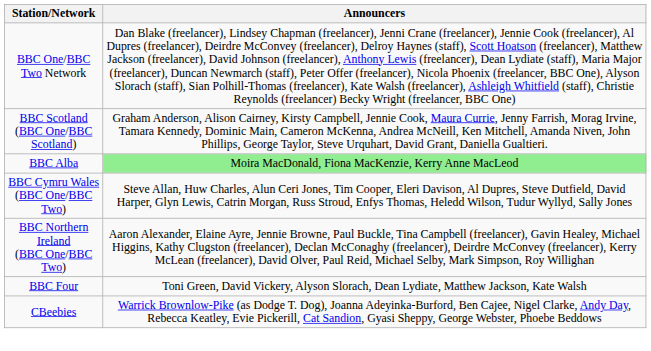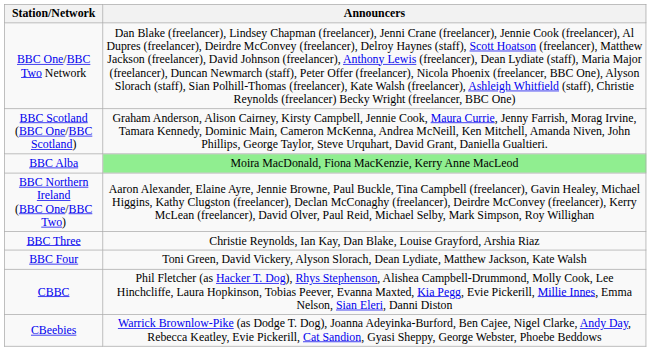- row: (54, 195)
+ row: (54, 240)
+ row: (54, 291)
